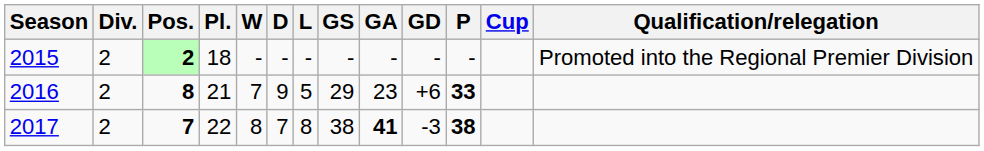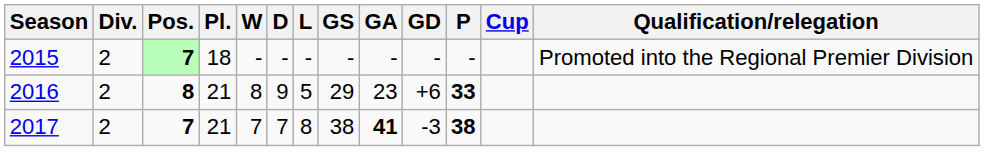(188, 57) 2 -> (188, 57) 7
(256, 92) 7 -> (256, 92) 8
(219, 127) 22 -> (219, 127) 21
(256, 127) 8 -> (256, 127) 7
